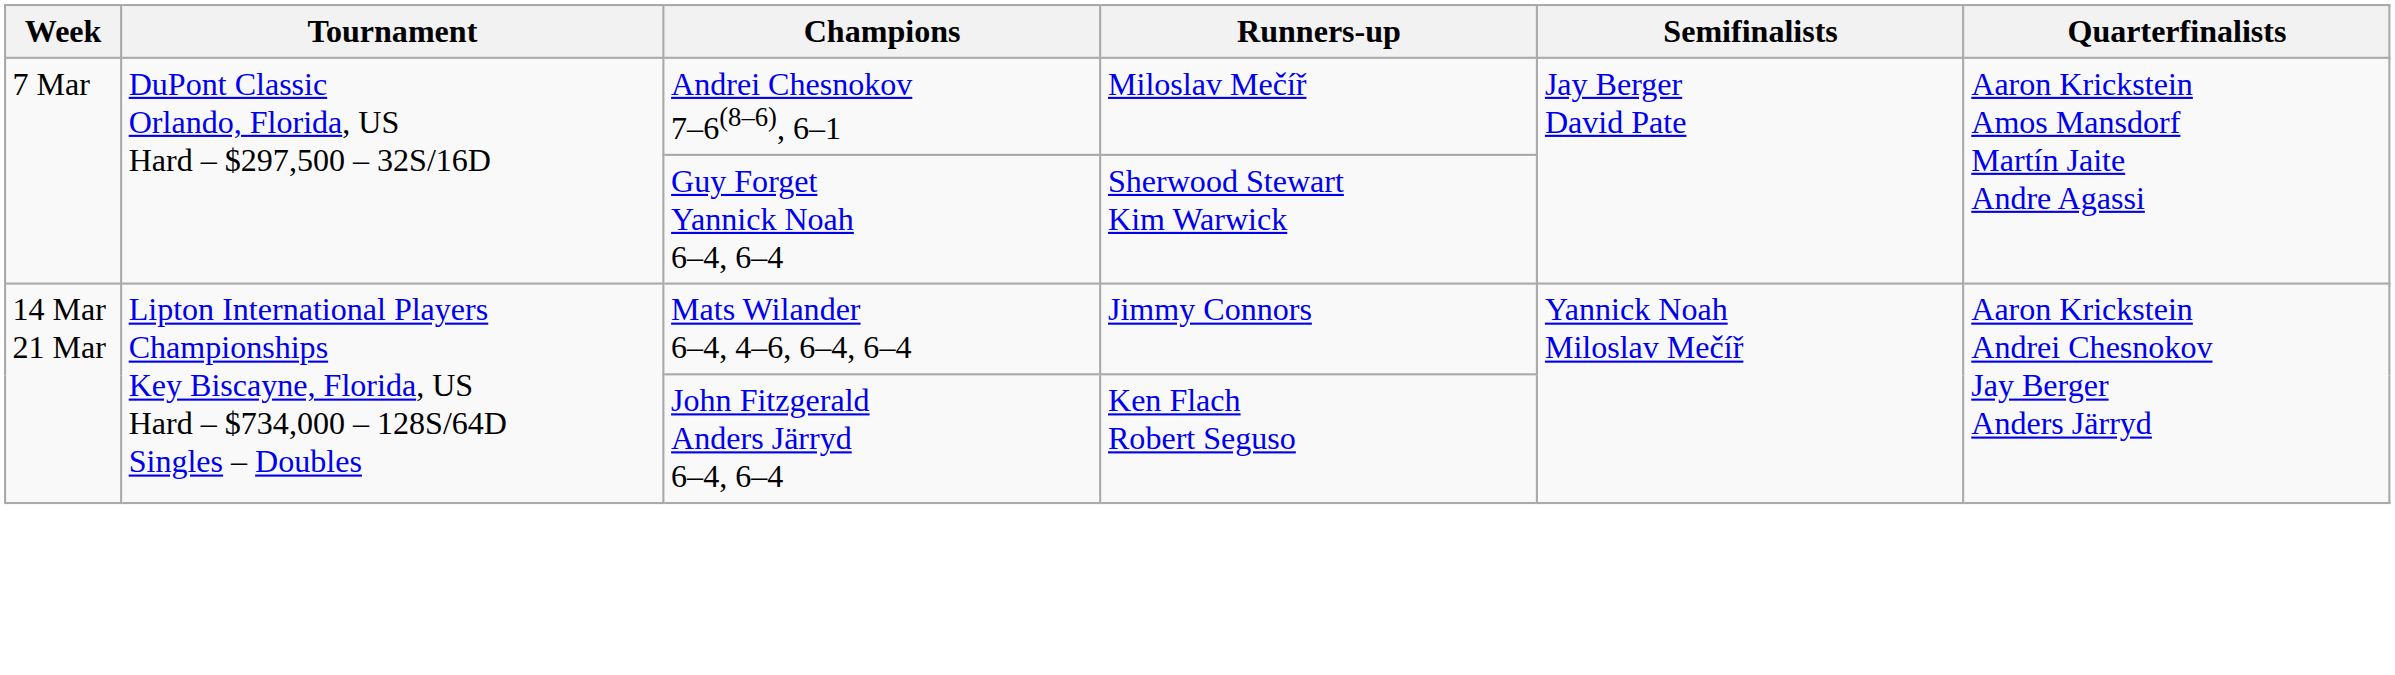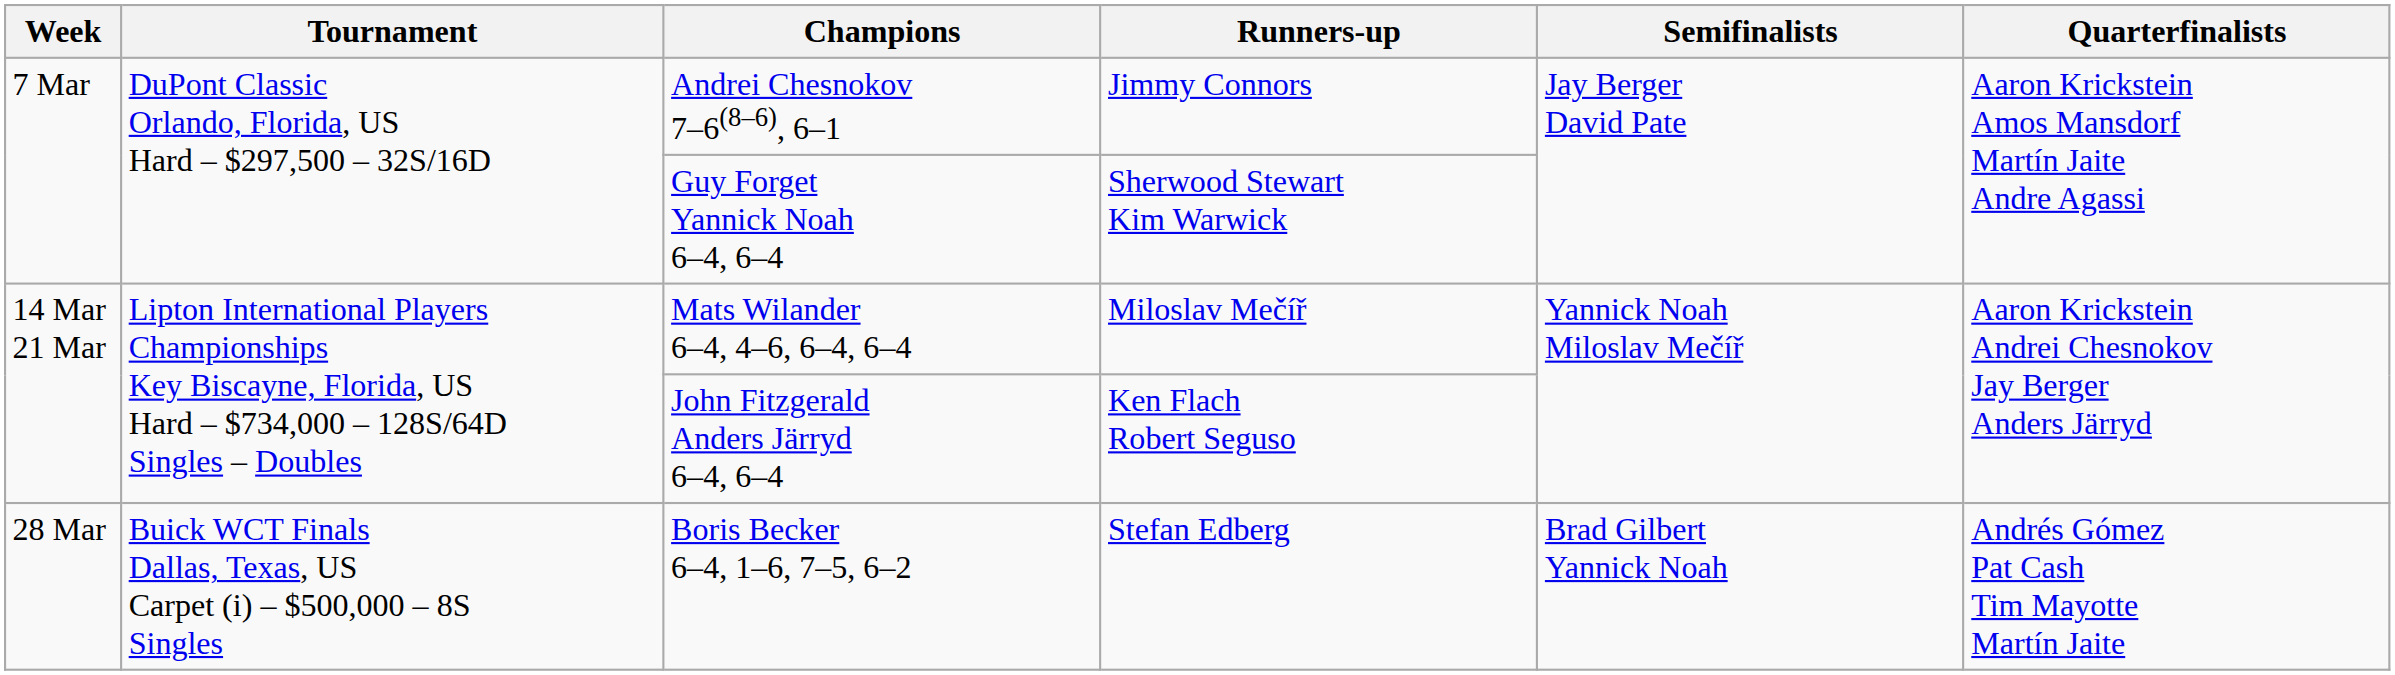(1207, 84) Miloslav Mečíř -> (1210, 84) Jimmy Connors
(1210, 310) Jimmy Connors -> (1207, 310) Miloslav Mečíř
+ row: (791, 548)
